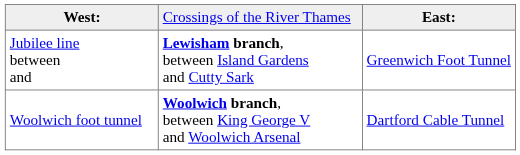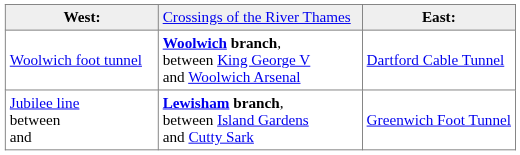rows swapped: (45, 60) <-> (76, 119)
